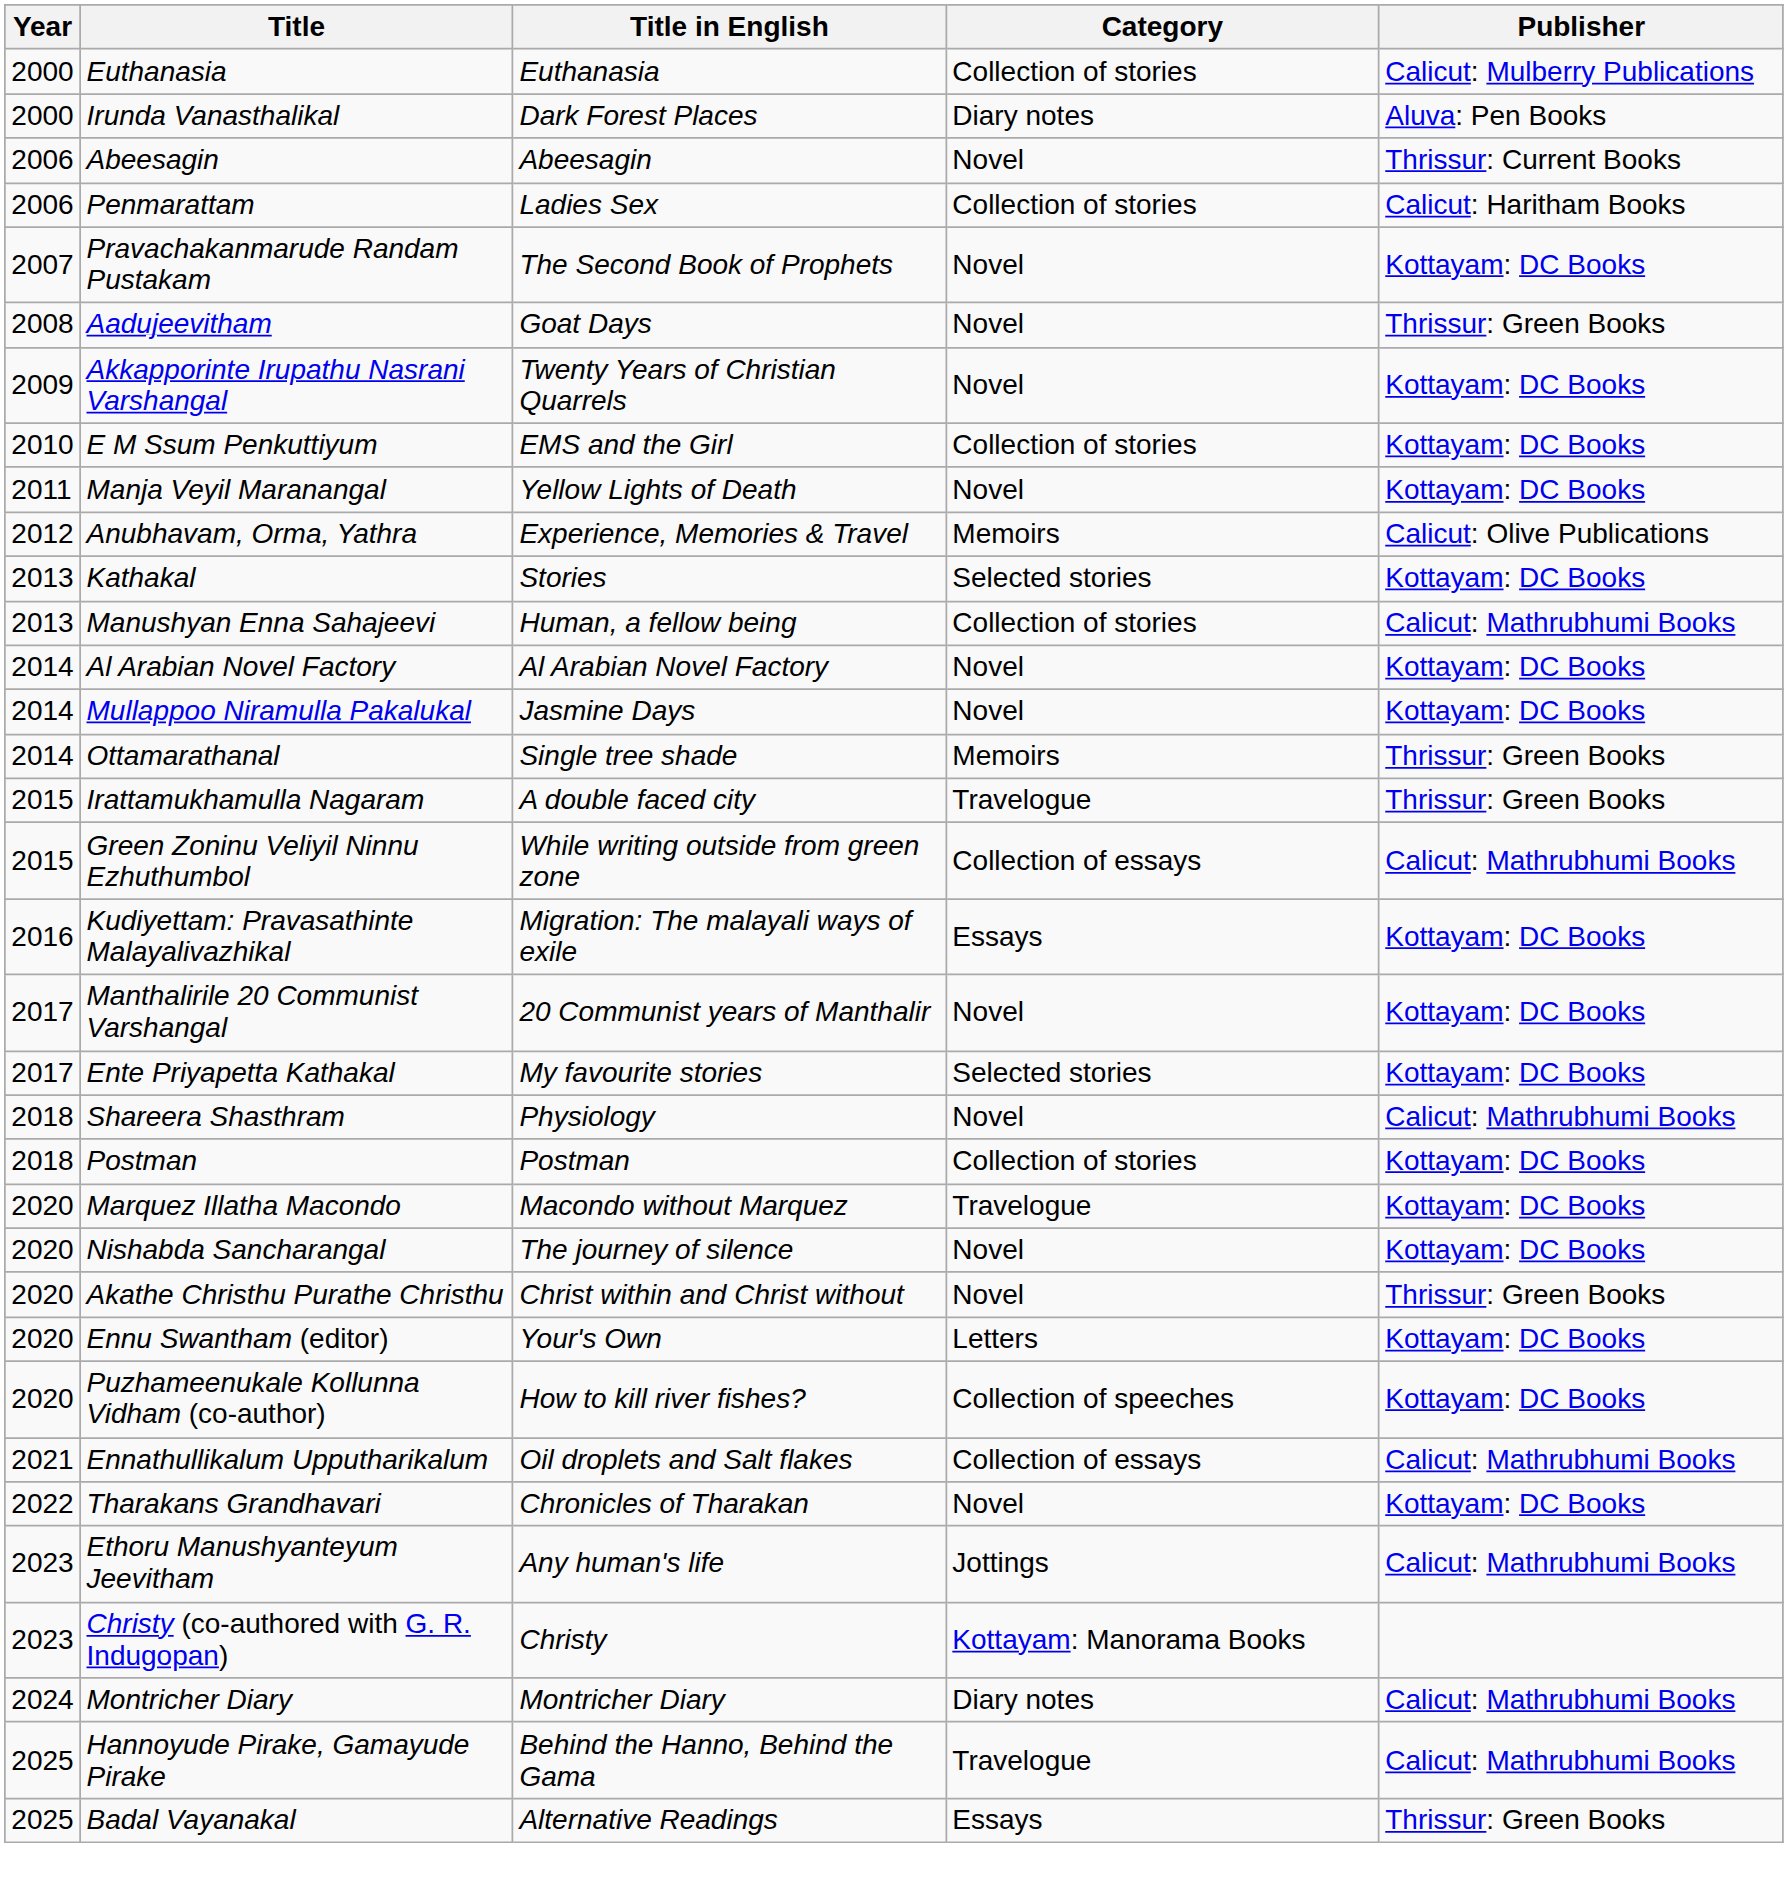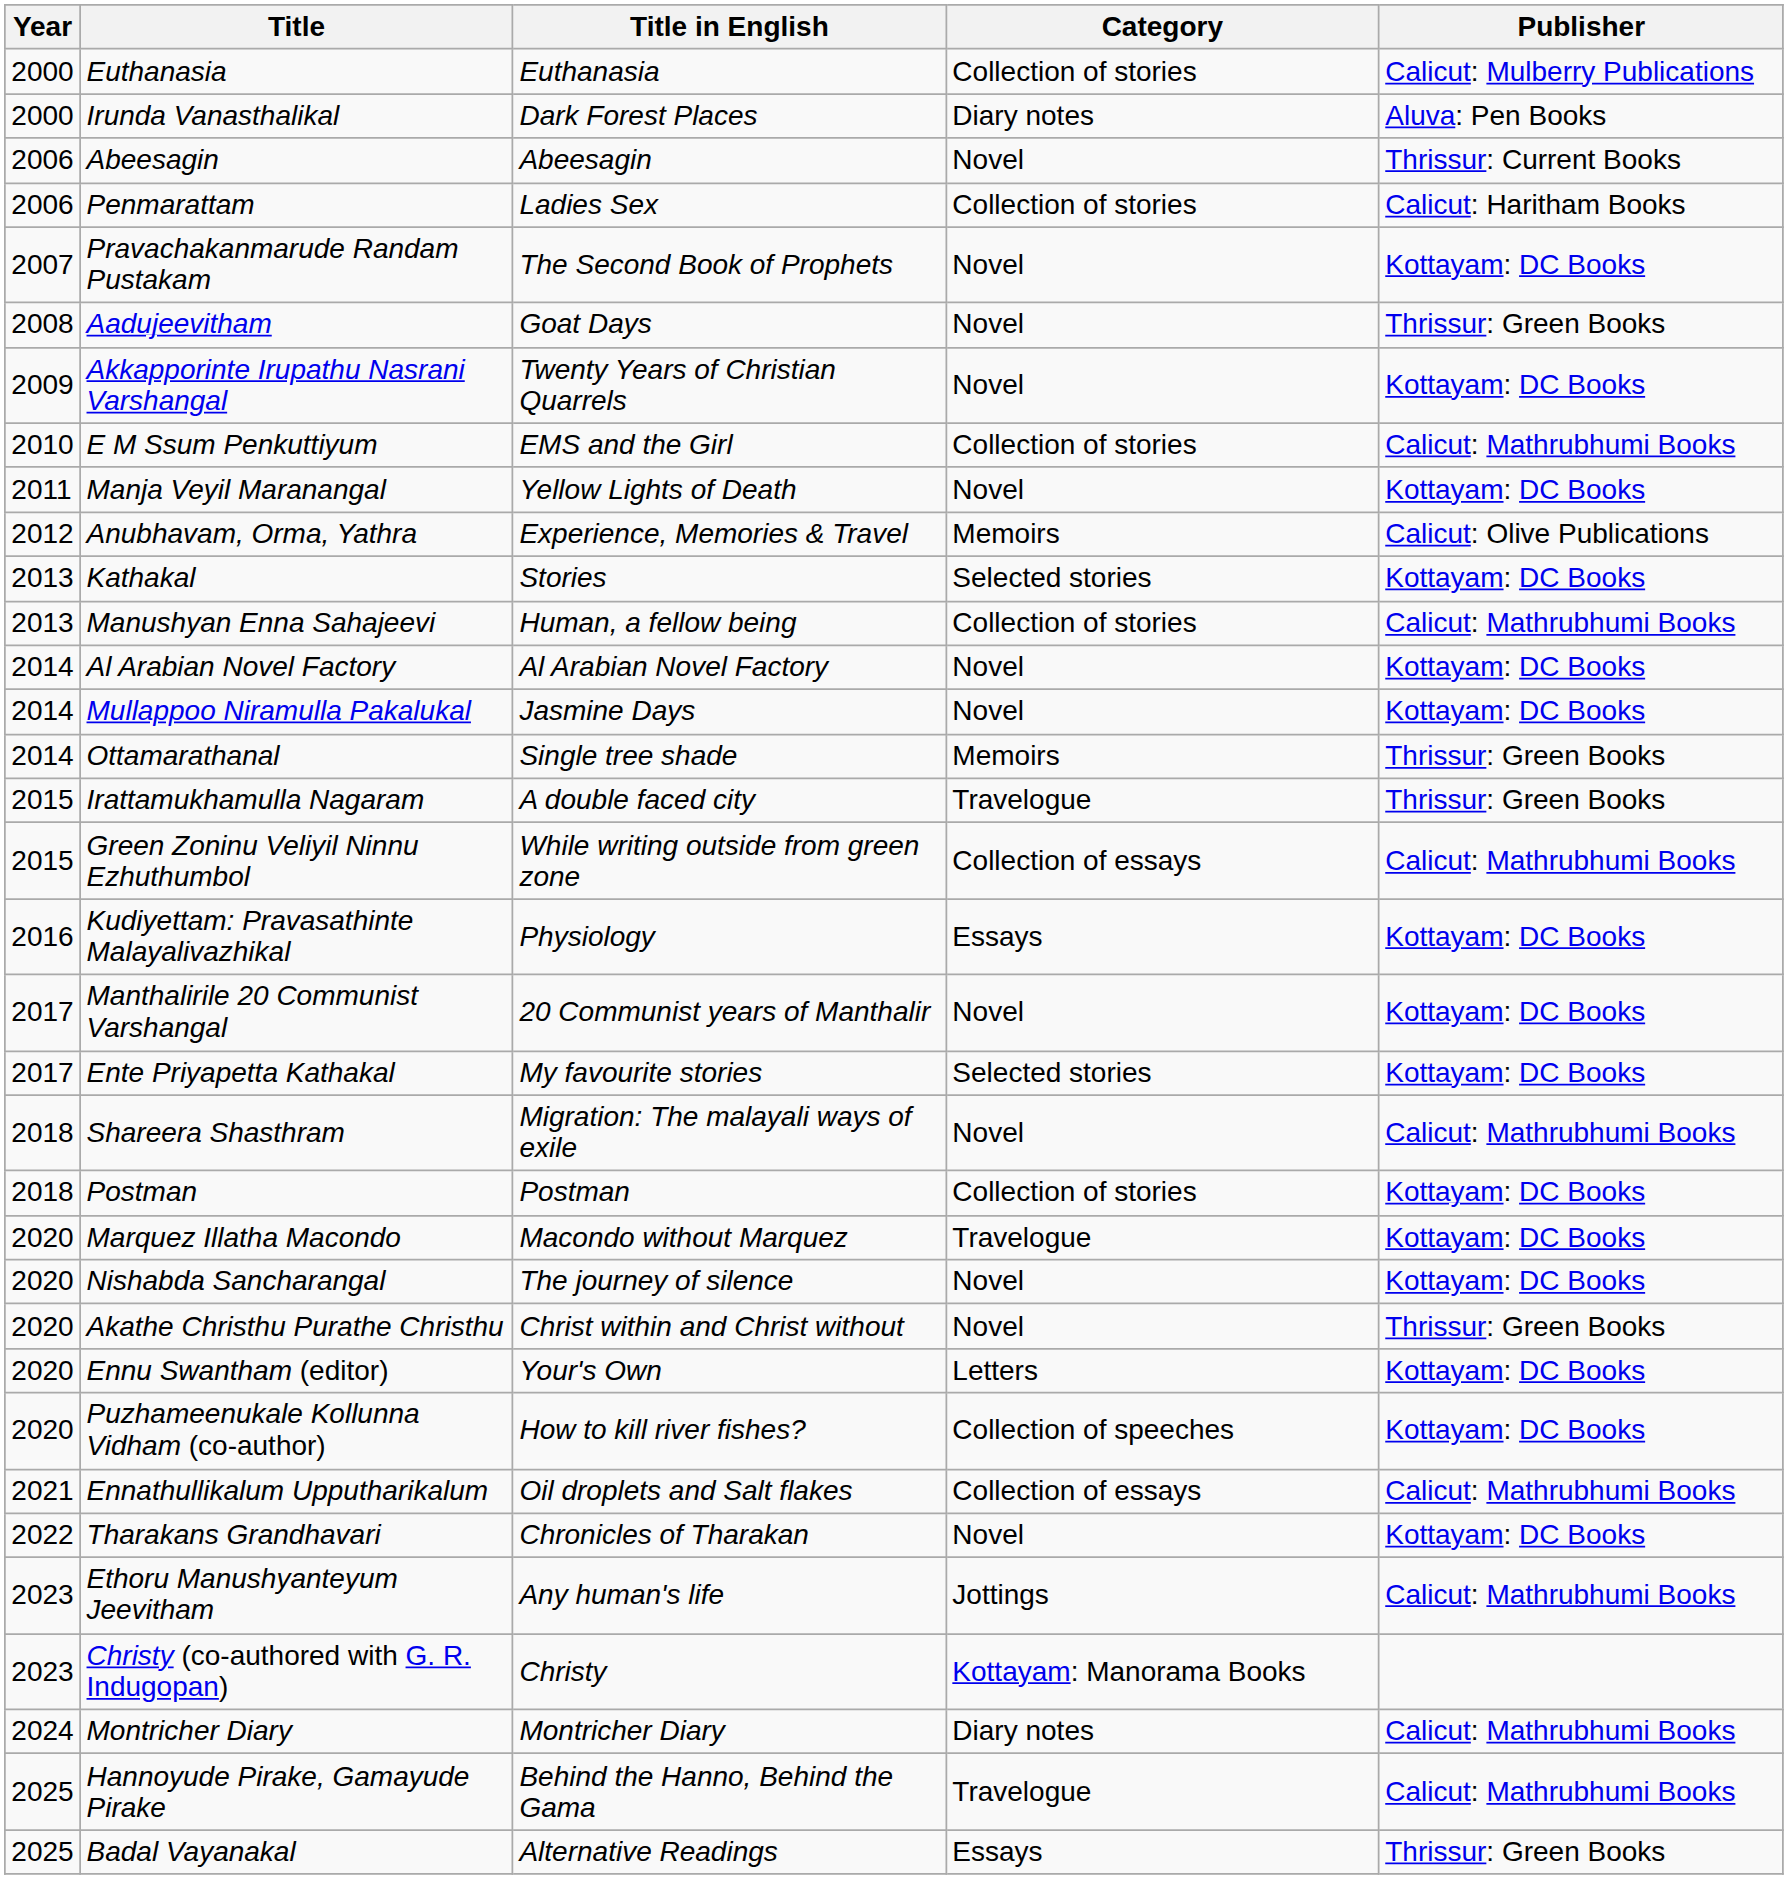(1515, 444) Kottayam: DC Books -> (1560, 444) Calicut: Mathrubhumi Books
(716, 936) Migration: The malayali ways of exile -> (587, 936) Physiology
(587, 1116) Physiology -> (716, 1132) Migration: The malayali ways of exile
